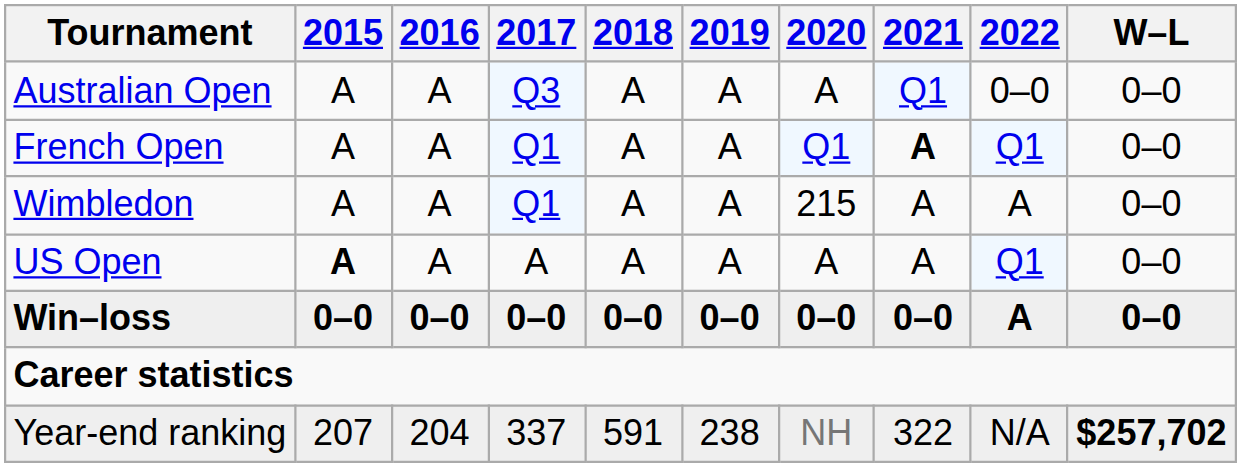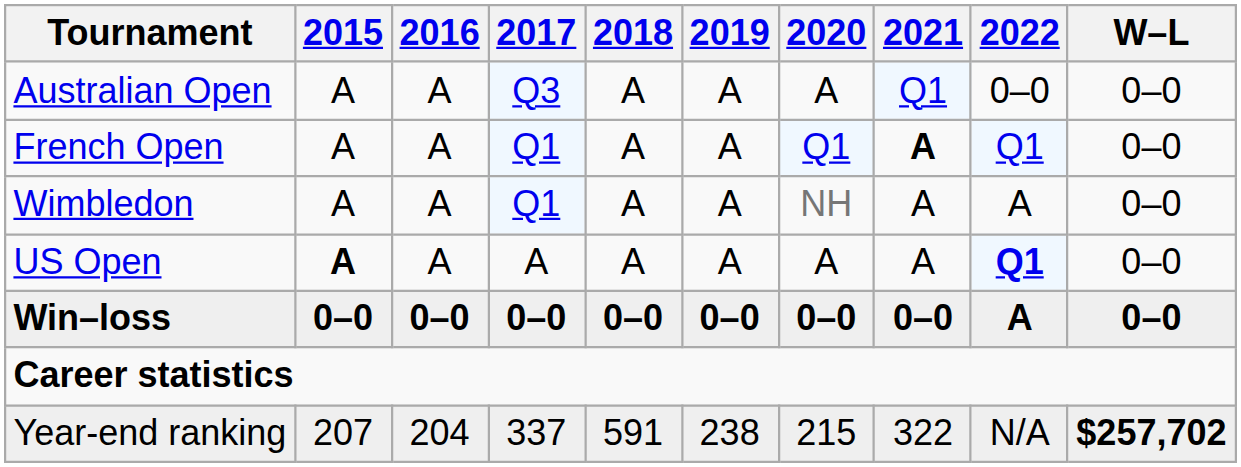(826, 204) 215 -> (826, 204) NH
(1020, 261) normal -> (1020, 261) bold
(826, 432) NH -> (826, 432) 215
